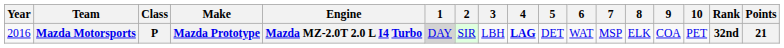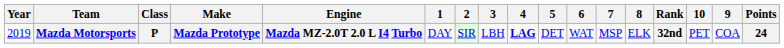columns swapped: (668, 13) <-> (726, 13)
(19, 33) 2016 -> (19, 33) 2019
(440, 33) lightgrey background -> (440, 33) no background
(761, 33) 21 -> (761, 33) 24
